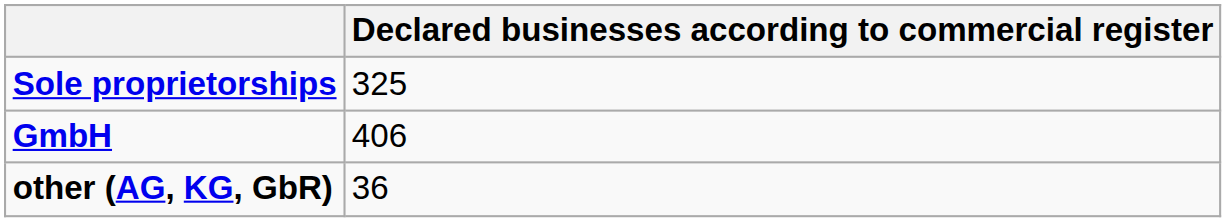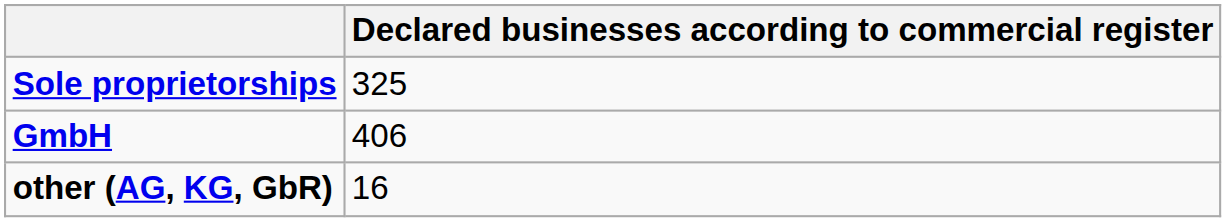(370, 188) 36 -> (370, 188) 16
